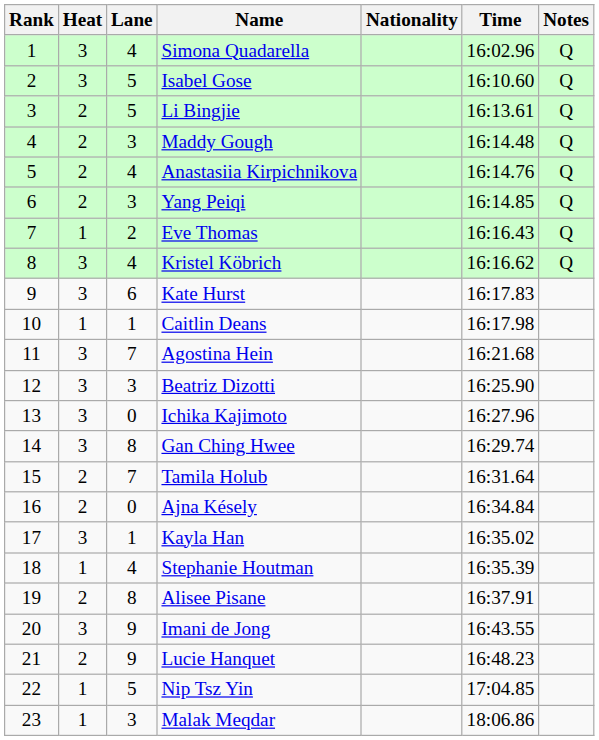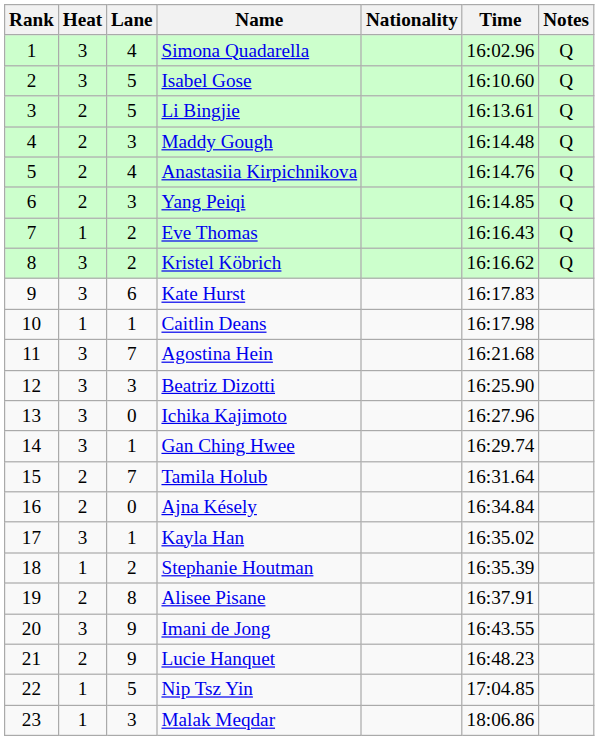(132, 263) 4 -> (132, 263) 2
(132, 446) 8 -> (132, 446) 1
(132, 567) 4 -> (132, 567) 2
